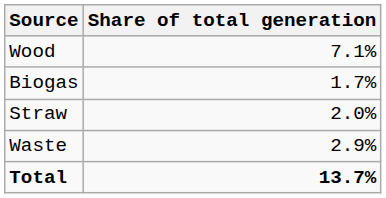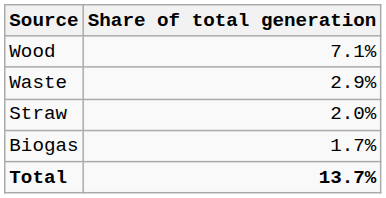rows swapped: (38, 146) <-> (44, 83)
